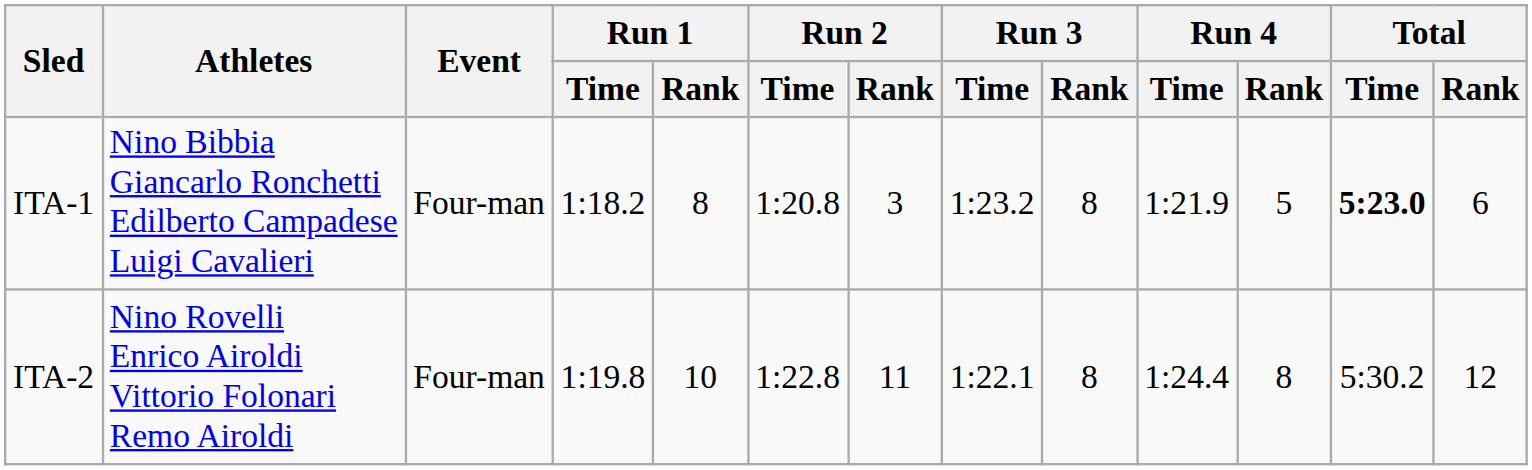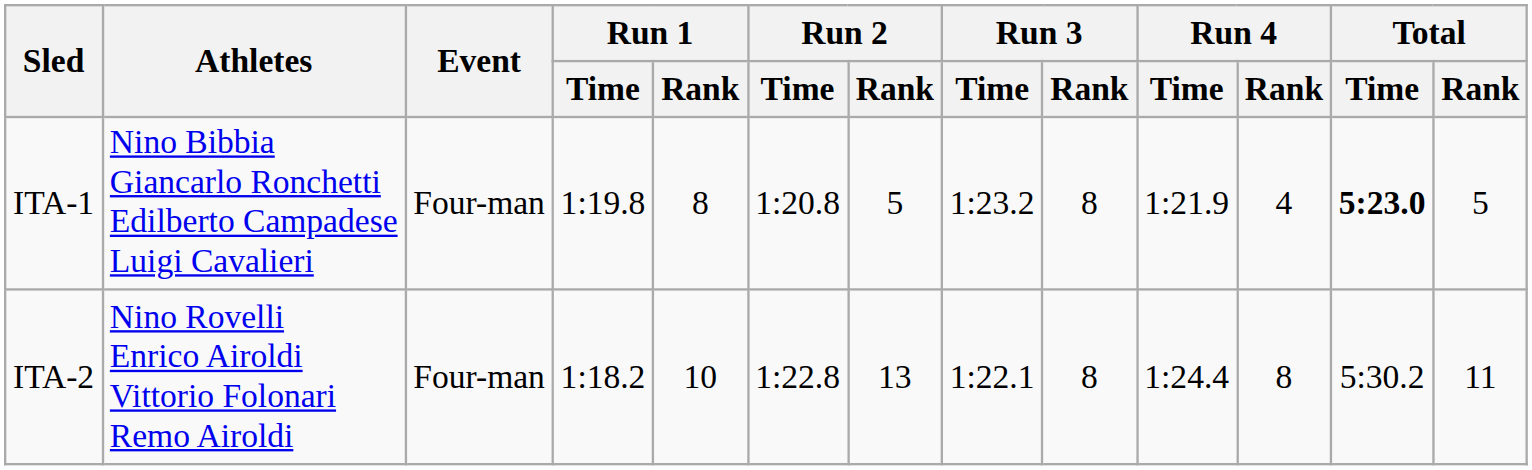(603, 202) 1:18.2 -> (603, 202) 1:19.8
(895, 202) 3 -> (895, 202) 5
(1284, 202) 5 -> (1284, 202) 4
(1480, 202) 6 -> (1480, 202) 5
(603, 376) 1:19.8 -> (603, 376) 1:18.2
(895, 376) 11 -> (895, 376) 13
(1480, 376) 12 -> (1480, 376) 11
